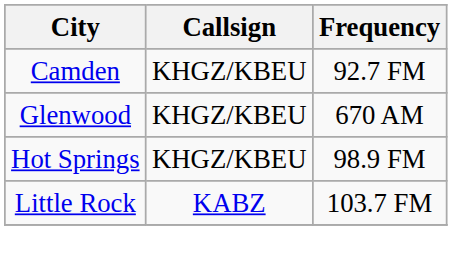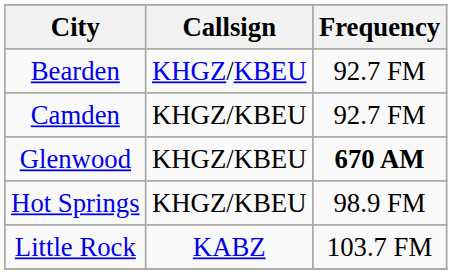+ row: (75, 70)
(380, 114) normal -> (380, 159) bold
